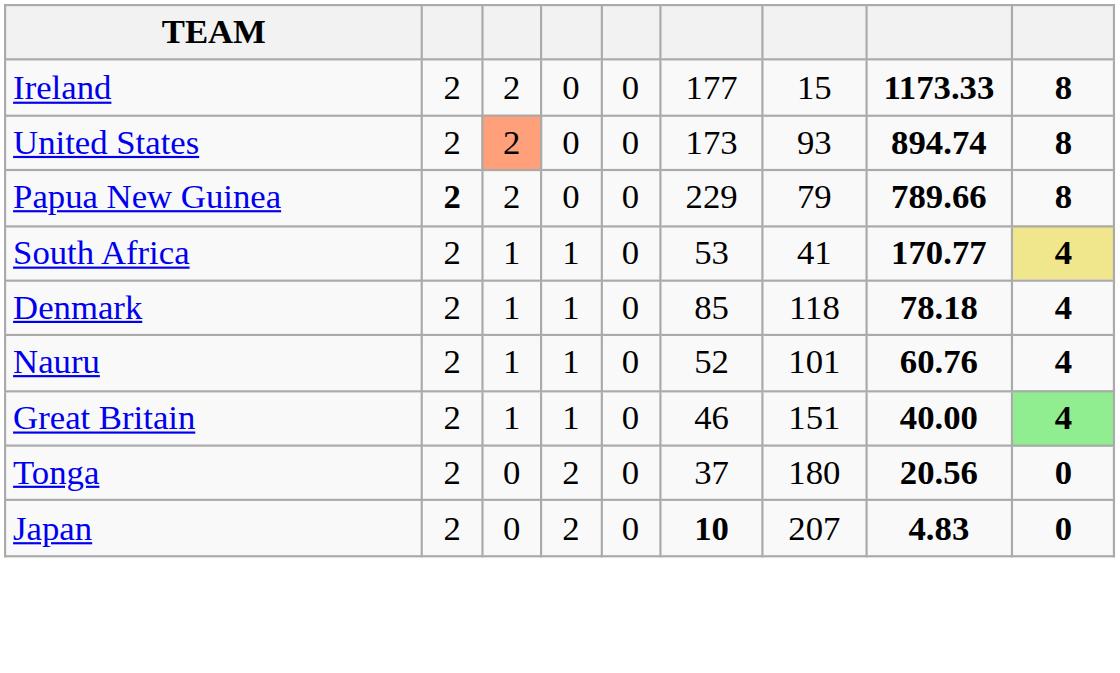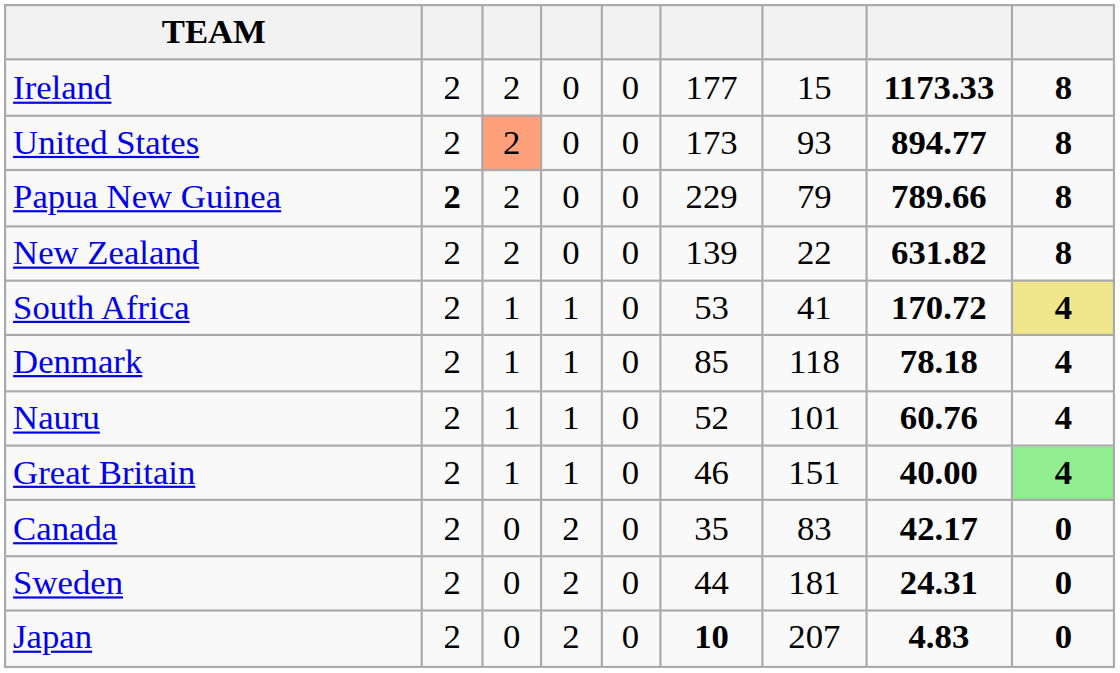(939, 142) 894.74 -> (939, 142) 894.77
+ row: (106, 252)
(939, 252) 170.77 -> (939, 307) 170.72
+ row: (65, 527)
+ row: (68, 582)
- row: (56, 472)
